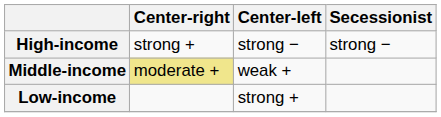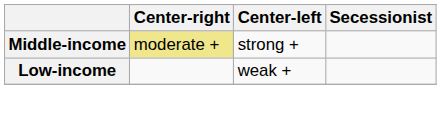- row: (67, 44)
(264, 71) weak + -> (268, 44) strong +
(268, 97) strong + -> (264, 71) weak +
